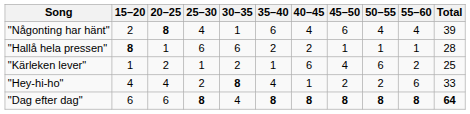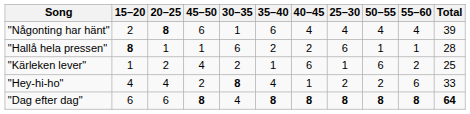columns swapped: (202, 13) <-> (345, 13)
